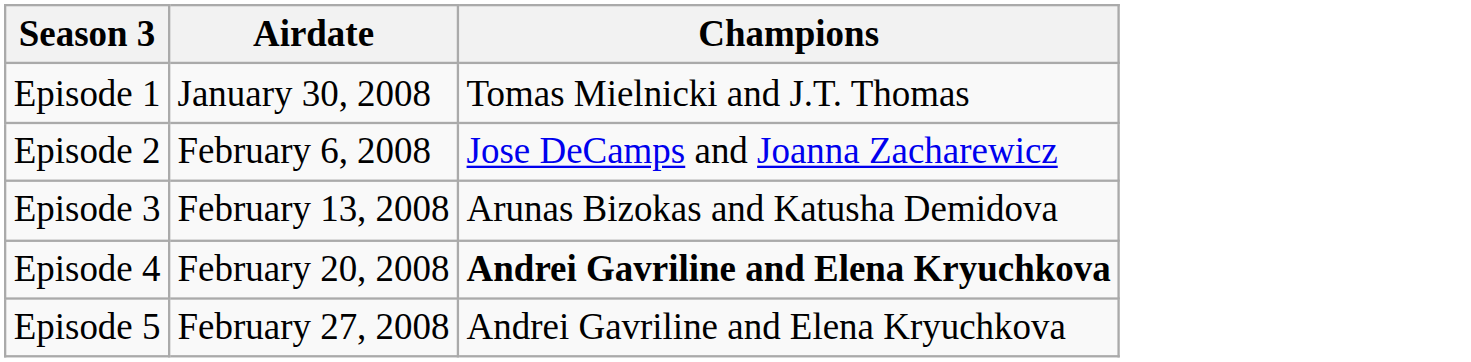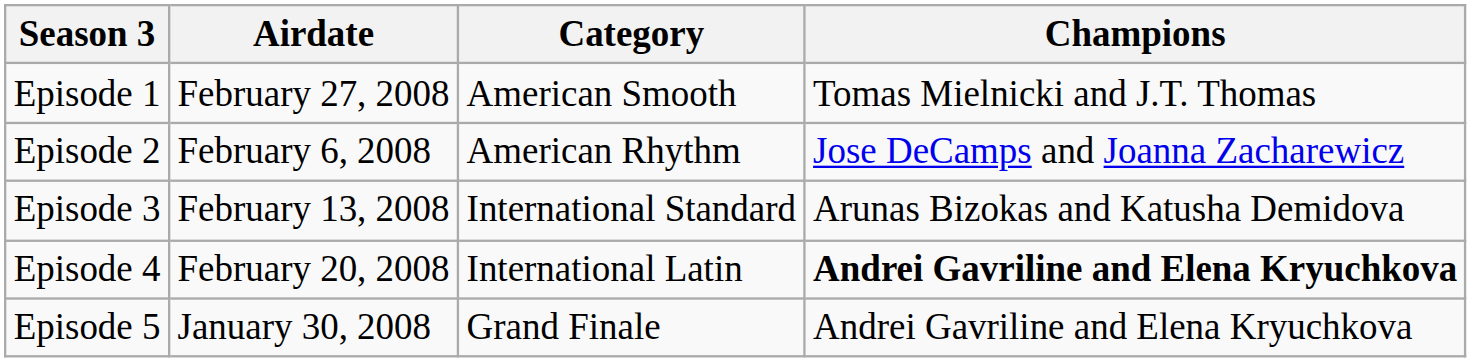+ column: (631, 33)
(304, 92) January 30, 2008 -> (314, 92) February 27, 2008
(314, 326) February 27, 2008 -> (304, 326) January 30, 2008
